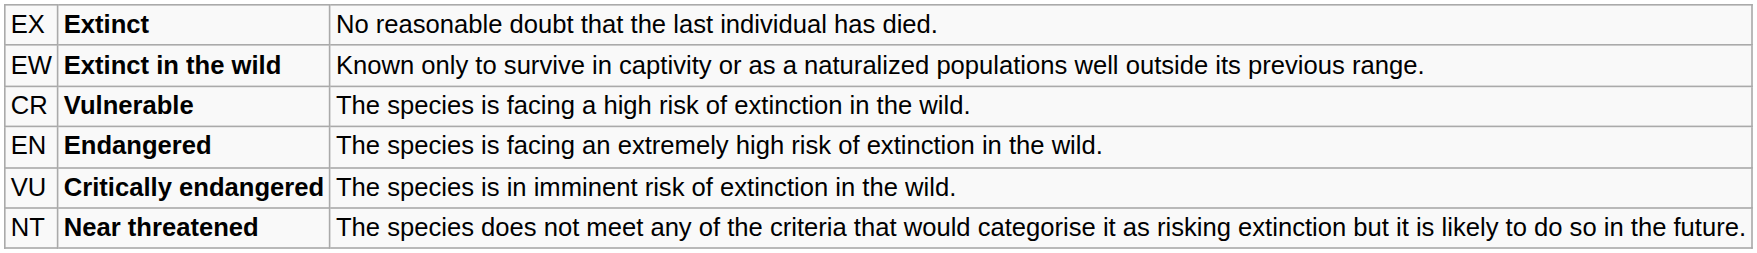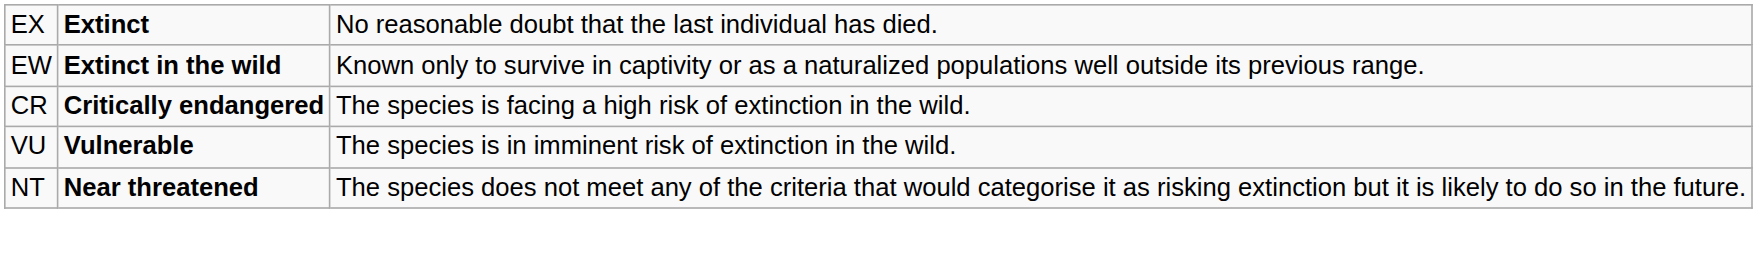(129, 106) Vulnerable -> (194, 106) Critically endangered
- row: (28, 146)
(194, 187) Critically endangered -> (129, 146) Vulnerable
